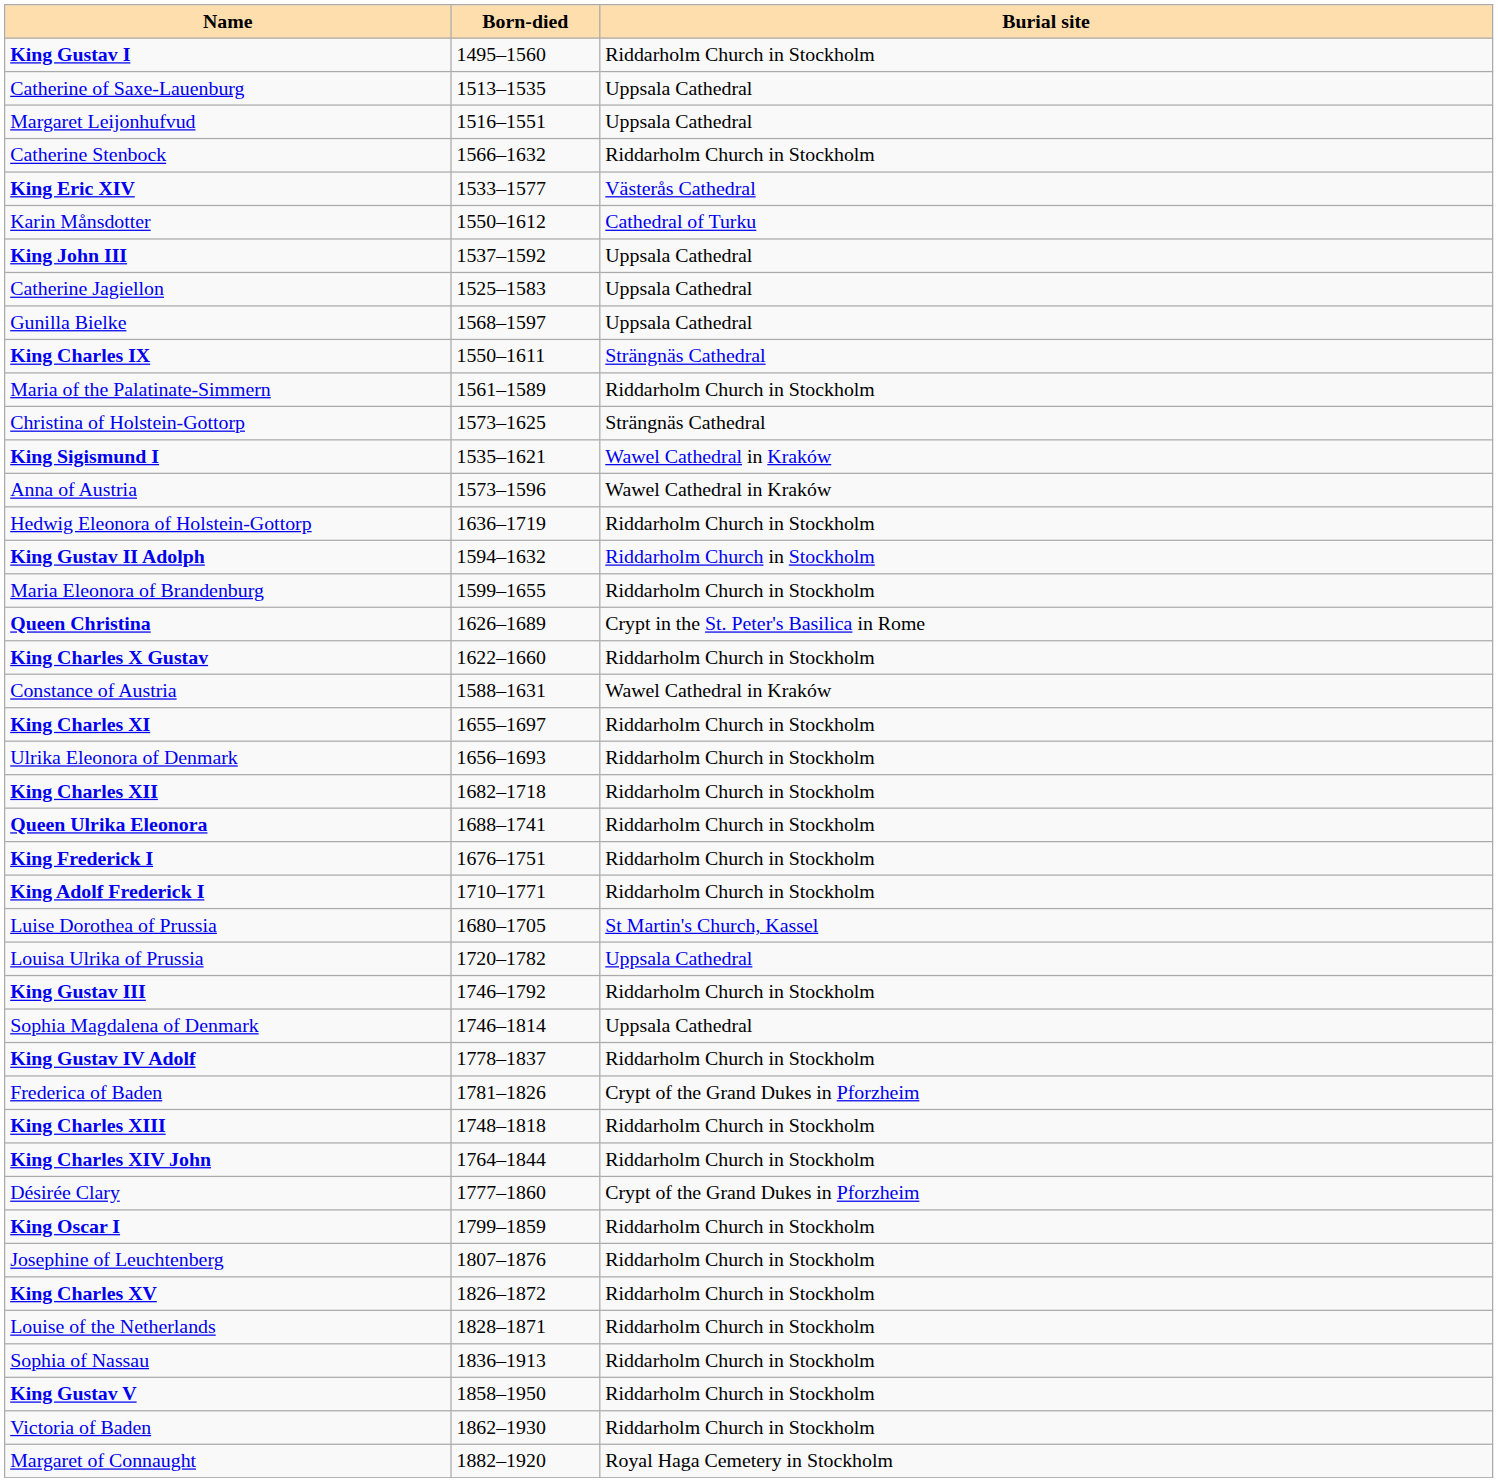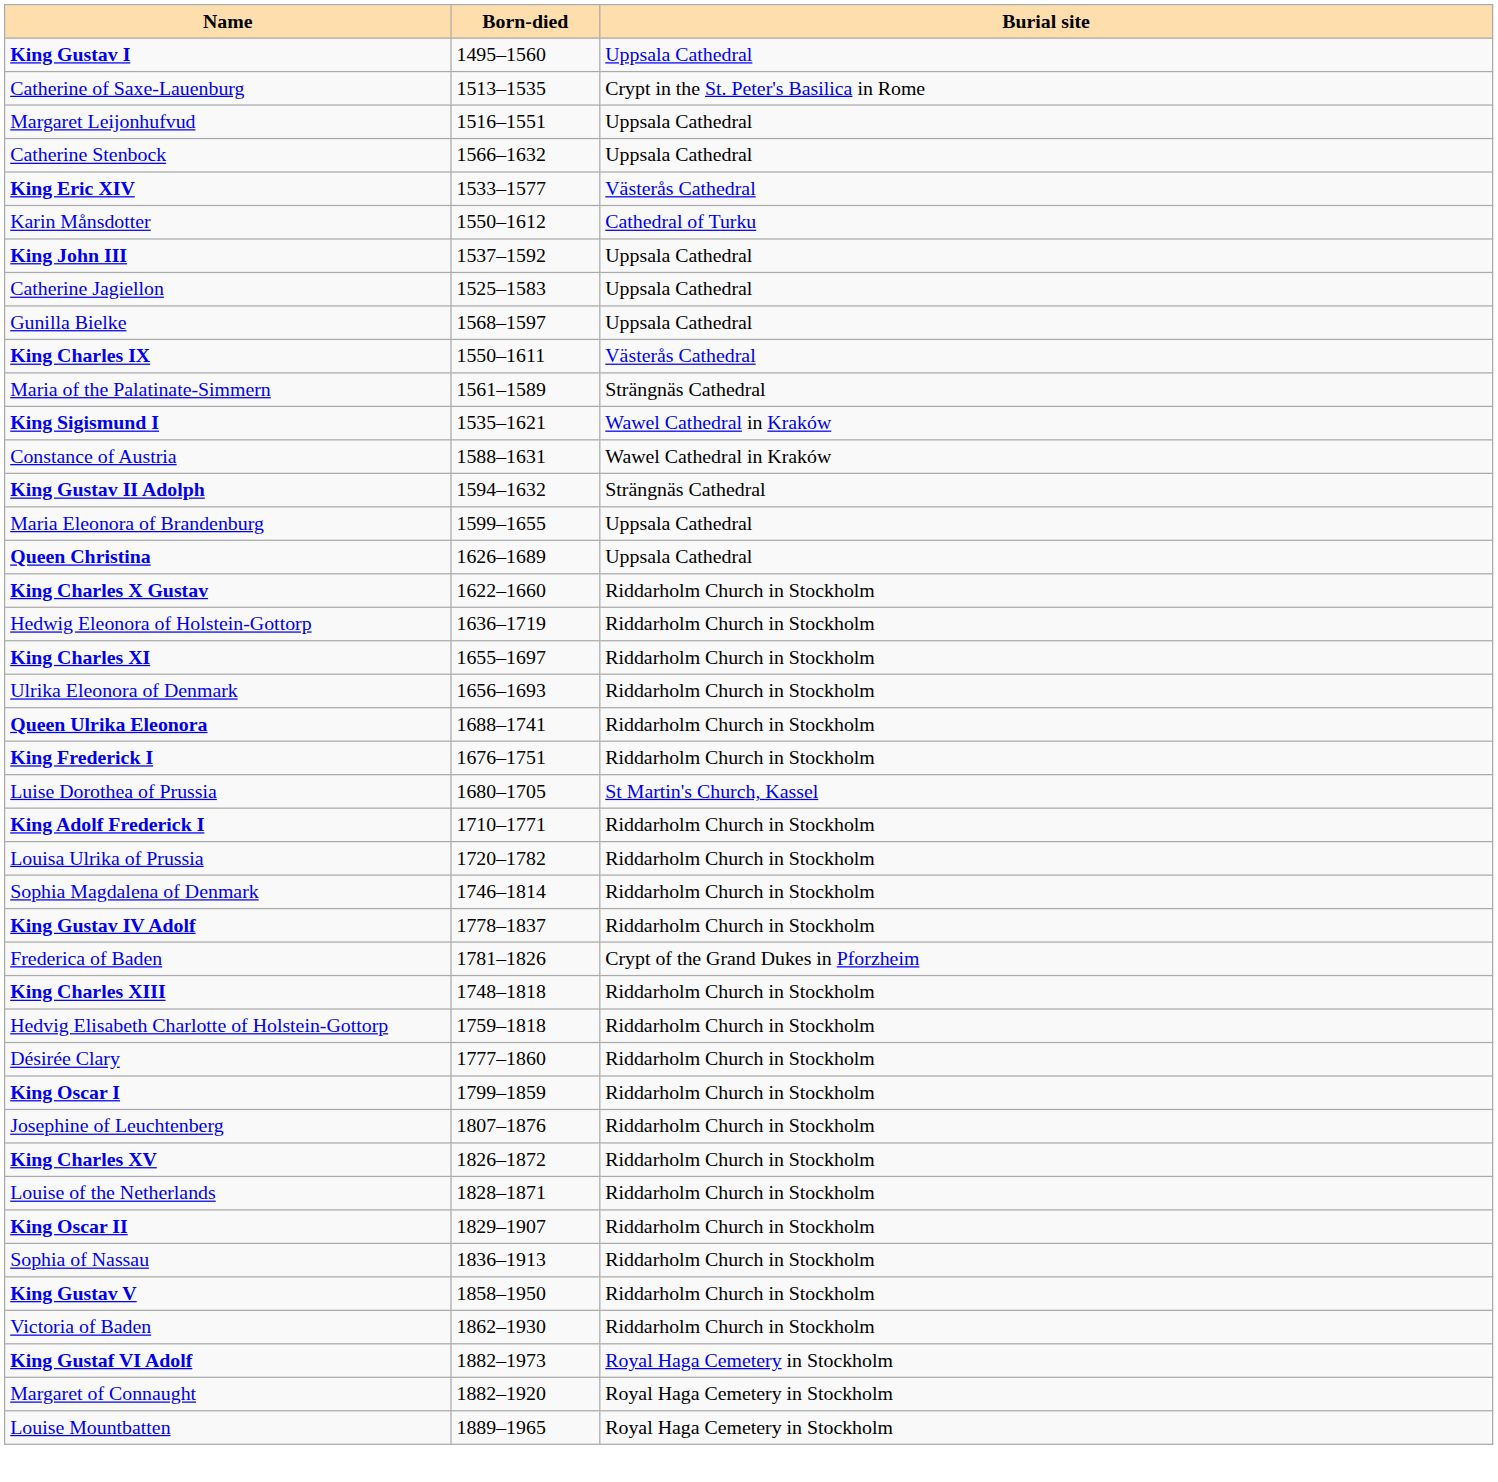(740, 54) Riddarholm Church in Stockholm -> (679, 54) Uppsala Cathedral
(679, 88) Uppsala Cathedral -> (765, 88) Crypt in the St. Peter's Basilica in Rome
(740, 155) Riddarholm Church in Stockholm -> (679, 155) Uppsala Cathedral
(685, 356) Strängnäs Cathedral -> (680, 356) Västerås Cathedral
(740, 389) Riddarholm Church in Stockholm -> (685, 389) Strängnäs Cathedral
- row: (128, 422)
- row: (74, 489)
rows swapped: (93, 690) <-> (161, 523)
(740, 556) Riddarholm Church in Stockholm -> (685, 489) Strängnäs Cathedral
(740, 590) Riddarholm Church in Stockholm -> (679, 523) Uppsala Cathedral
(765, 623) Crypt in the St. Peter's Basilica in Rome -> (679, 556) Uppsala Cathedral
- row: (84, 791)
rows swapped: (114, 925) <-> (107, 891)
(679, 958) Uppsala Cathedral -> (740, 858) Riddarholm Church in Stockholm
- row: (78, 992)
(679, 1025) Uppsala Cathedral -> (740, 891) Riddarholm Church in Stockholm
+ row: (199, 1025)
- row: (111, 1159)
(762, 1193) Crypt of the Grand Dukes in Pforzheim -> (740, 1059) Riddarholm Church in Stockholm
+ row: (69, 1226)
+ row: (101, 1360)
+ row: (90, 1427)
